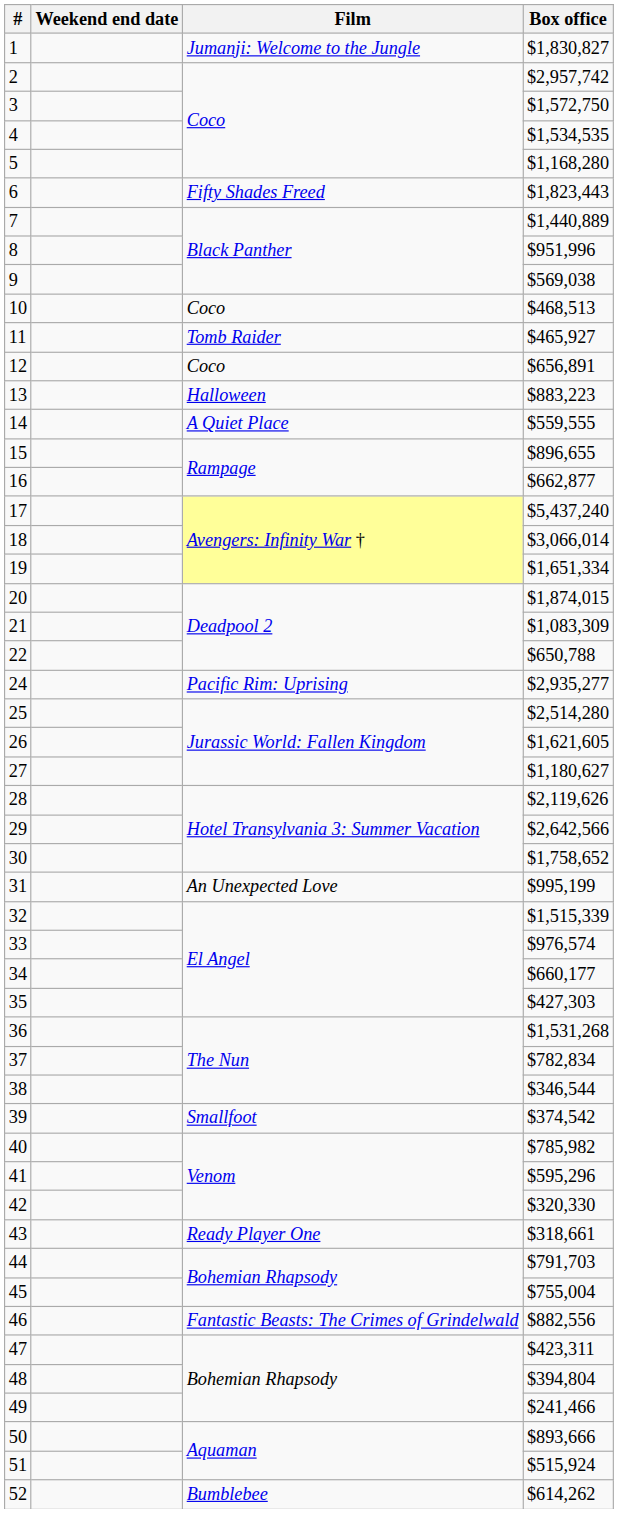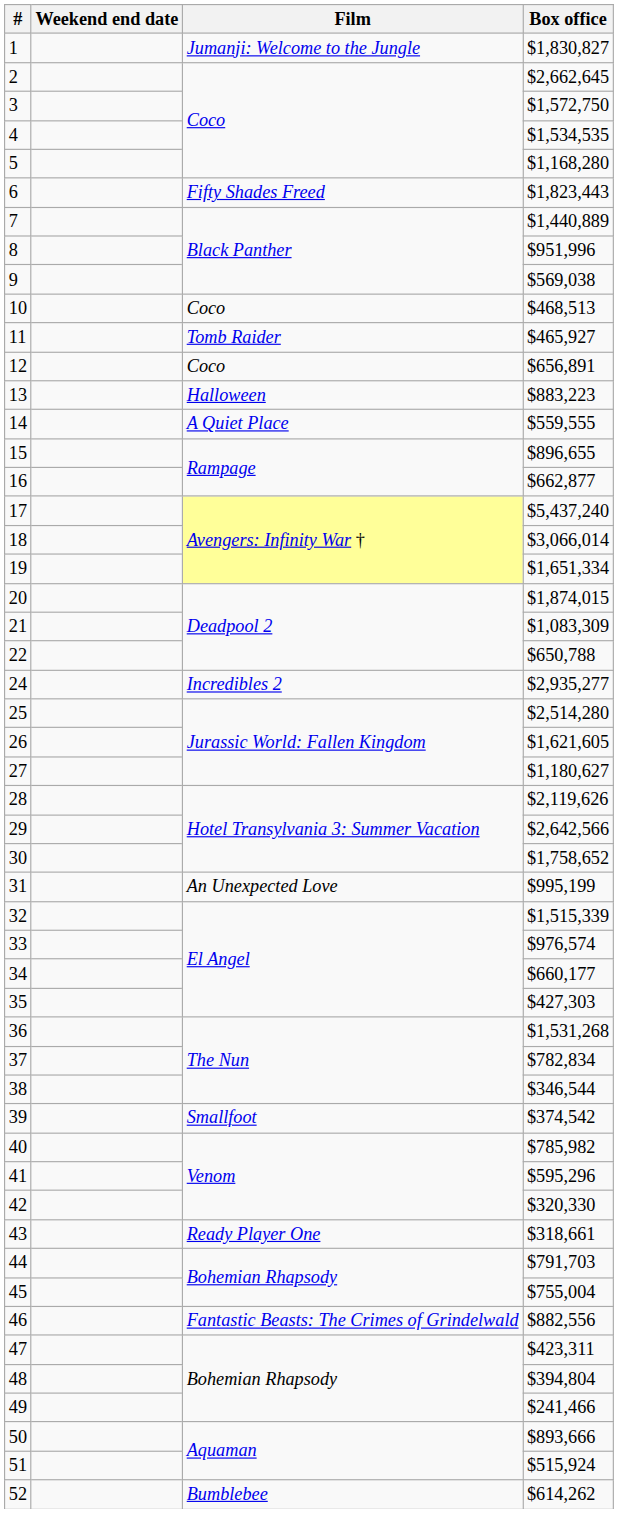(568, 76) $2,957,742 -> (568, 76) $2,662,645
(267, 684) Pacific Rim: Uprising -> (234, 684) Incredibles 2
